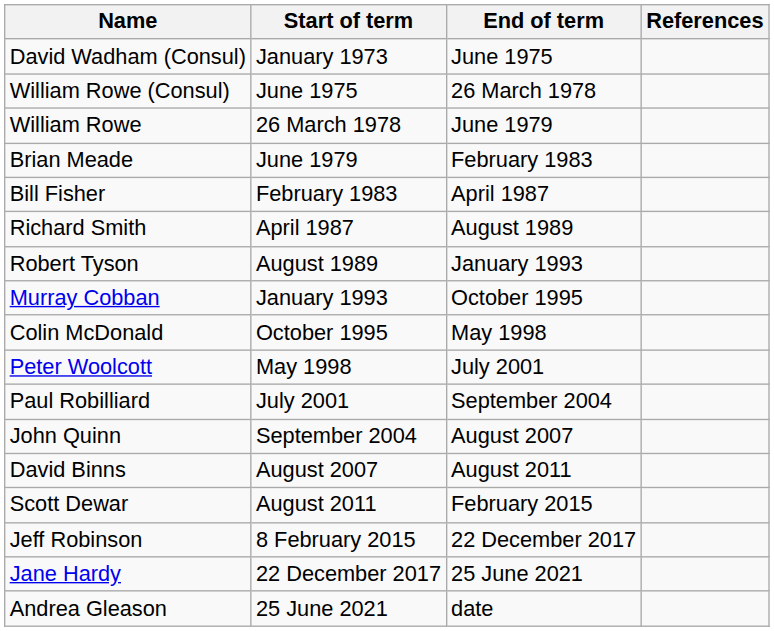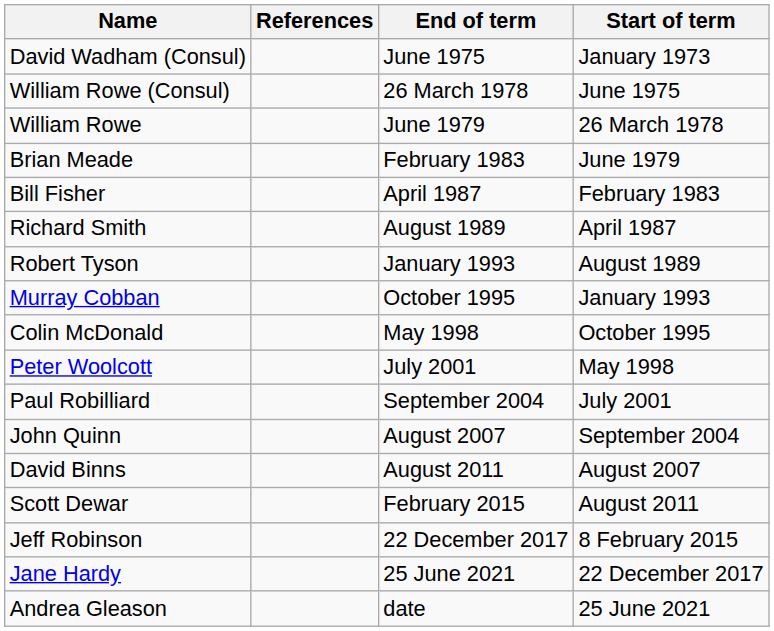columns swapped: (348, 21) <-> (705, 21)
